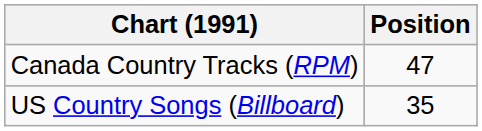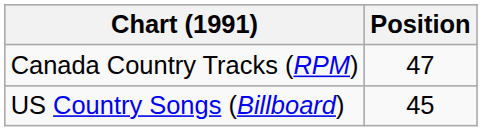(420, 105) 35 -> (420, 105) 45
